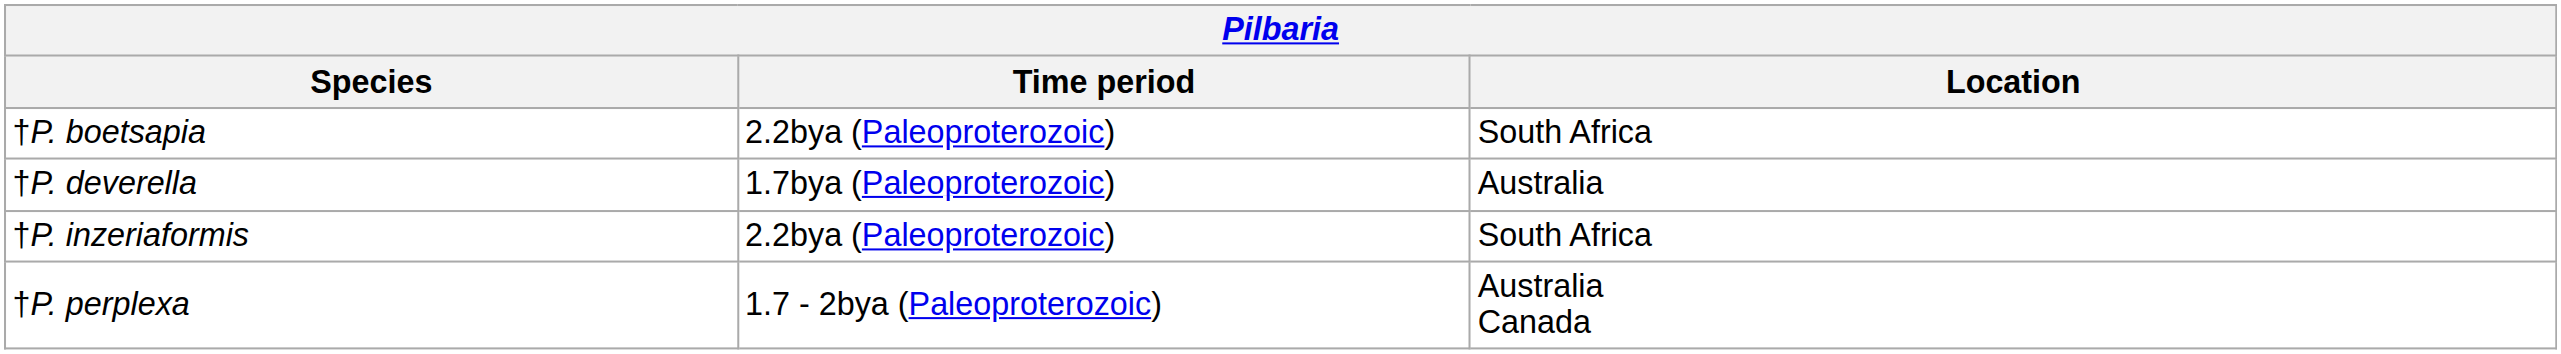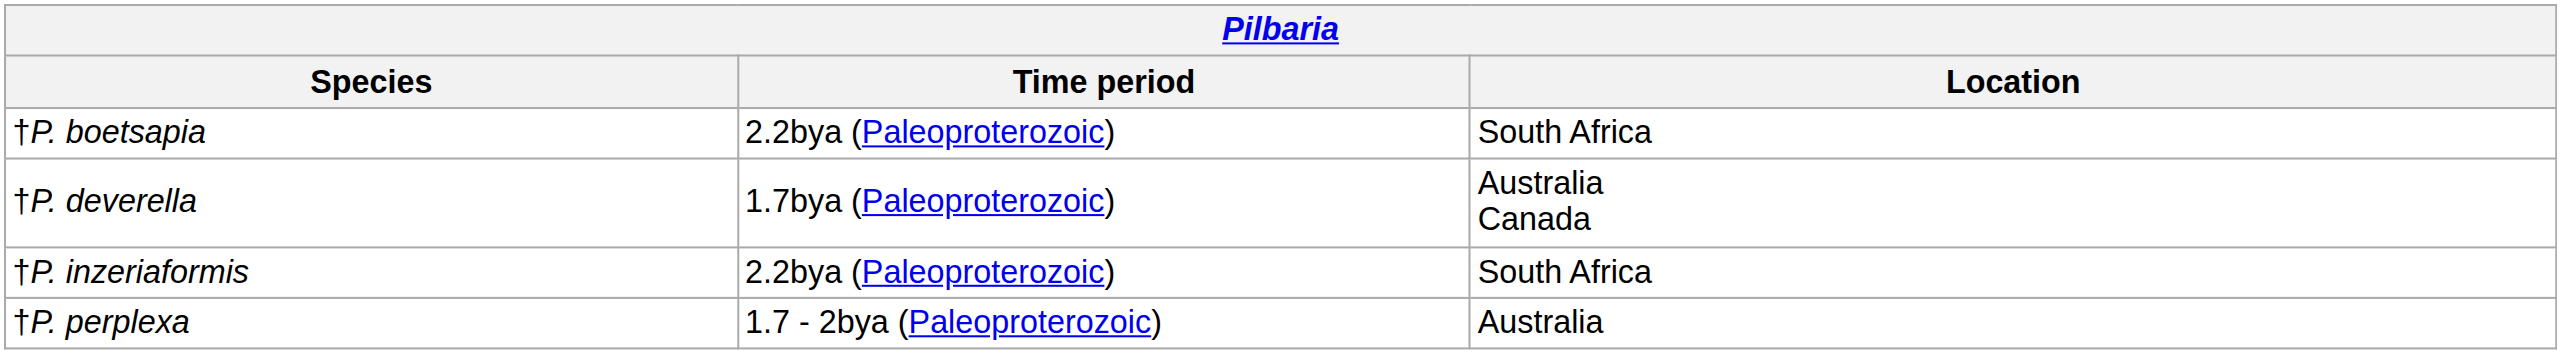(1541, 183) Australia -> (1541, 202) Australia Canada
(1541, 304) Australia Canada -> (1541, 322) Australia
